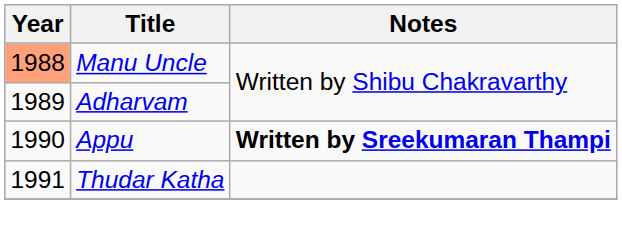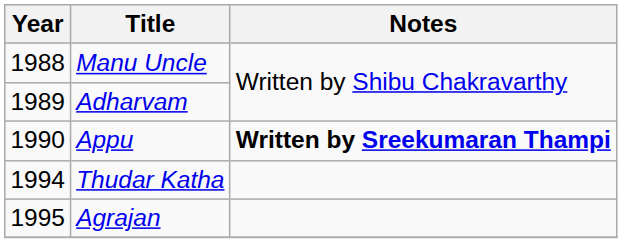(38, 62) lightsalmon background -> (38, 62) no background
(38, 179) 1991 -> (38, 179) 1994
+ row: (118, 218)
